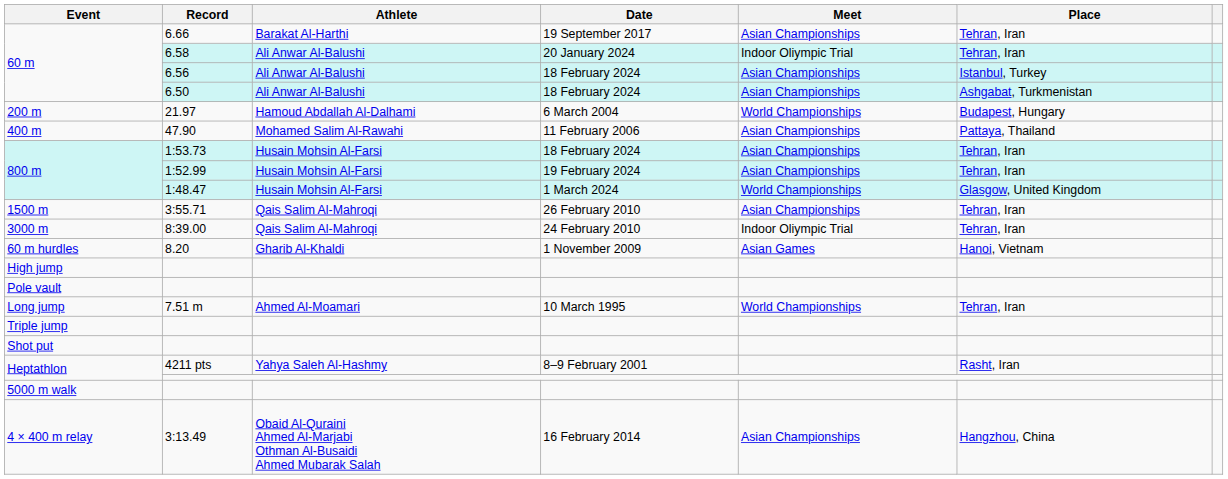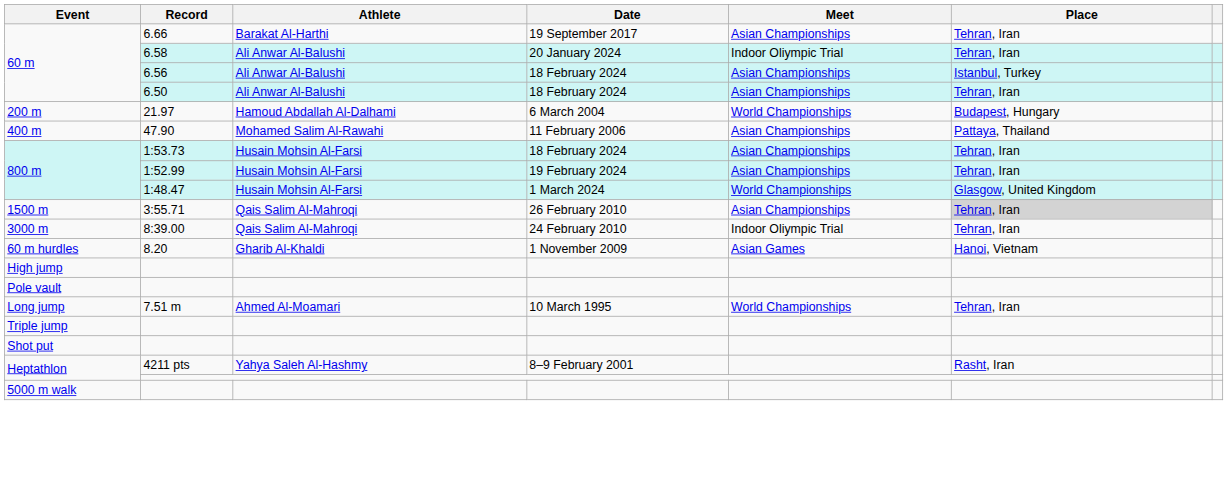(1026, 92) Ashgabat, Turkmenistan -> (987, 92) Tehran, Iran
(992, 209) no background -> (987, 209) lightgrey background
- row: (50, 437)
